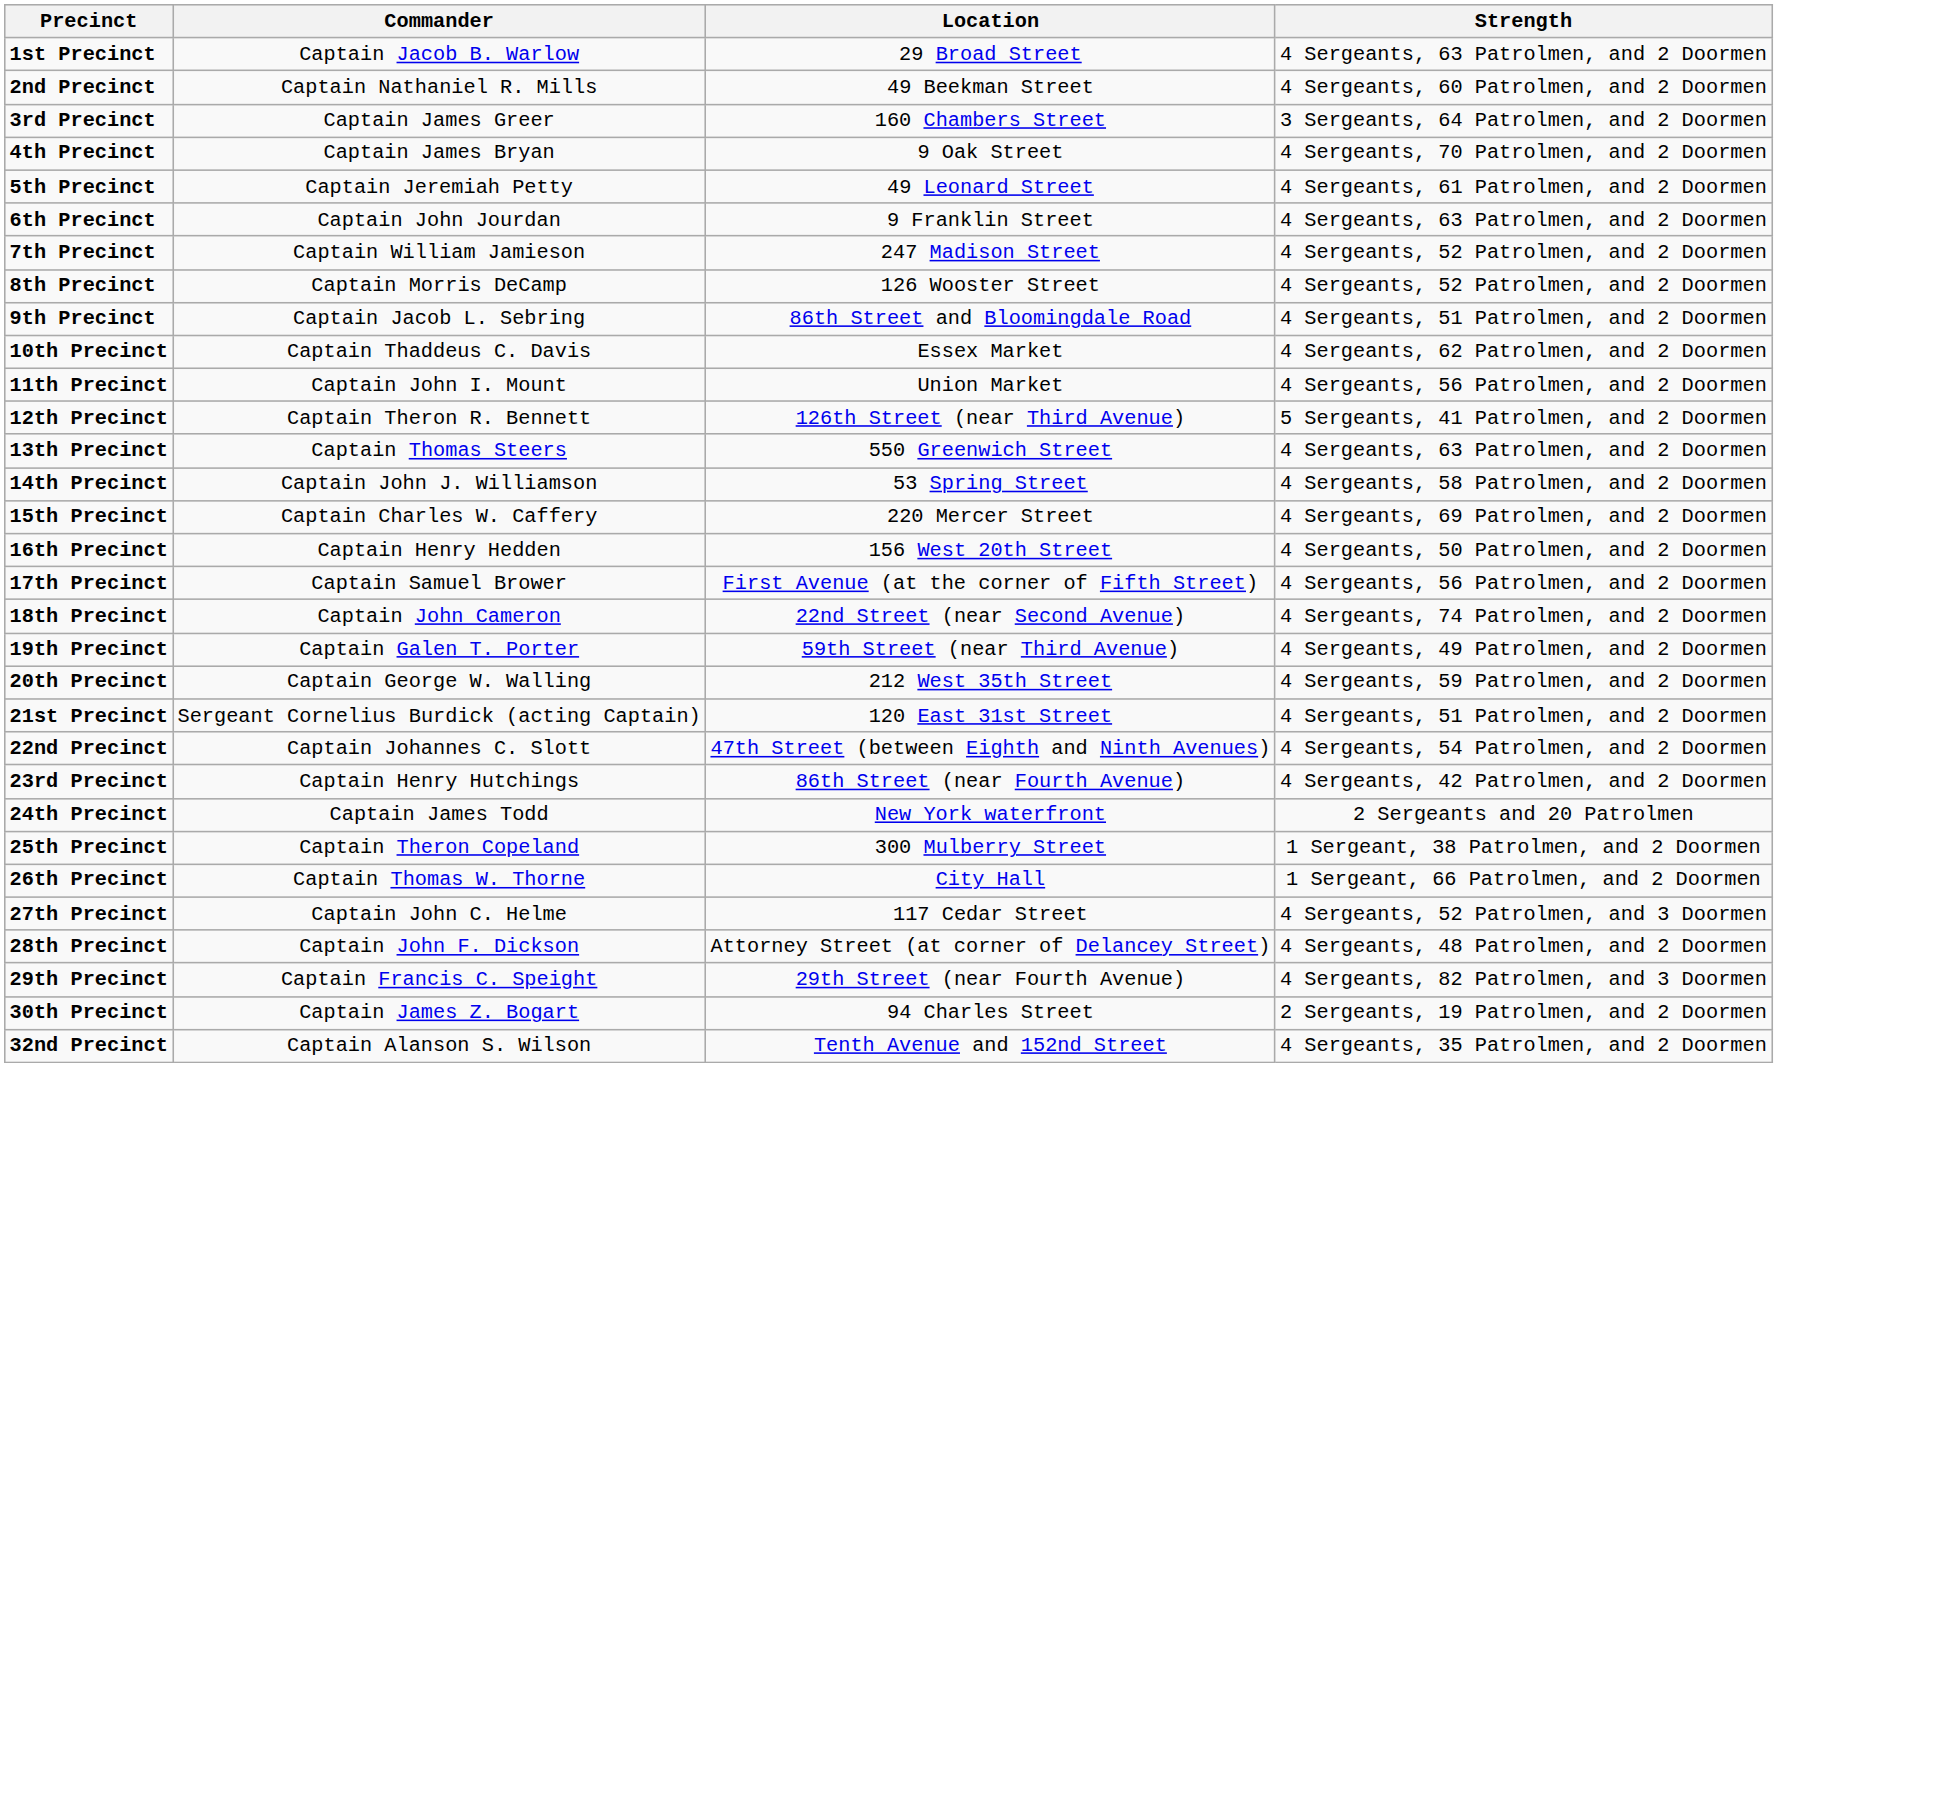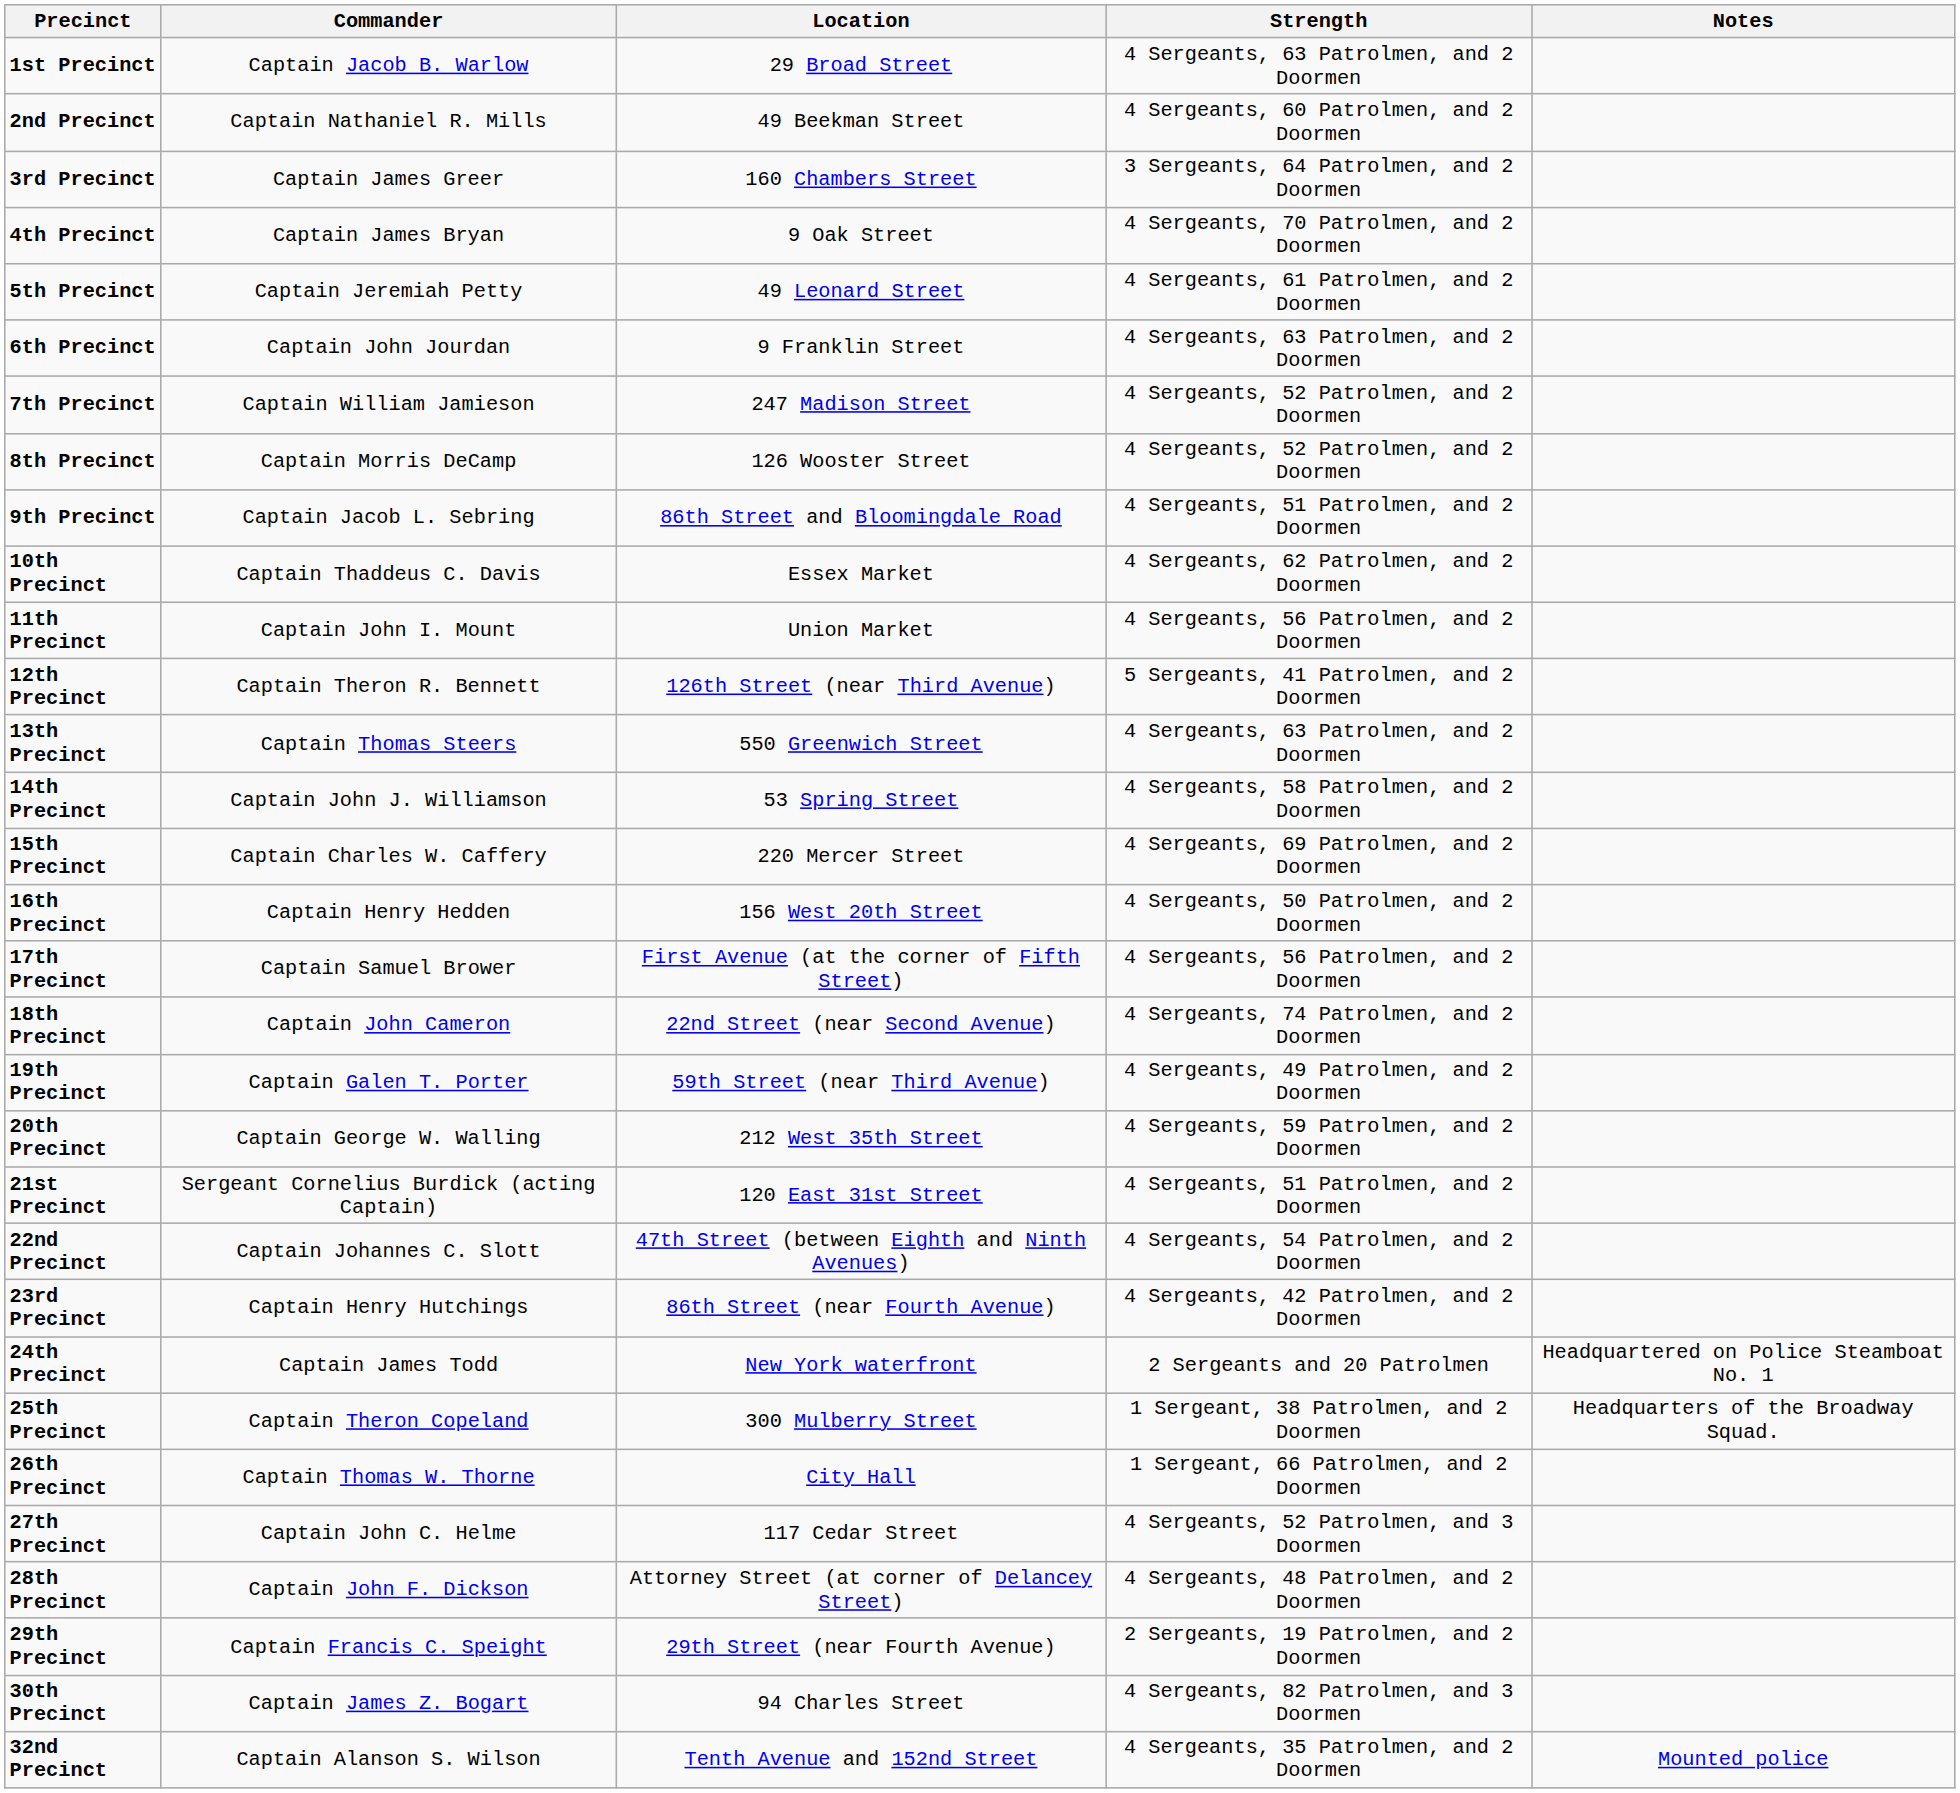+ column: (1743, 21)
(1523, 980) 4 Sergeants, 82 Patrolmen, and 3 Doormen -> (1319, 1647) 2 Sergeants, 19 Patrolmen, and 2 Doormen
(1523, 1013) 2 Sergeants, 19 Patrolmen, and 2 Doormen -> (1319, 1703) 4 Sergeants, 82 Patrolmen, and 3 Doormen
